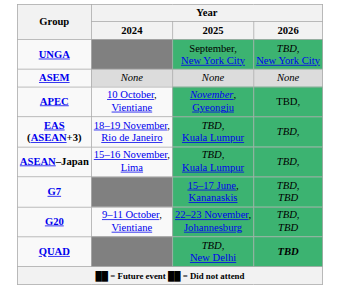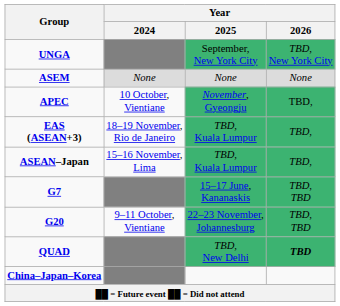+ row: (54, 275)
